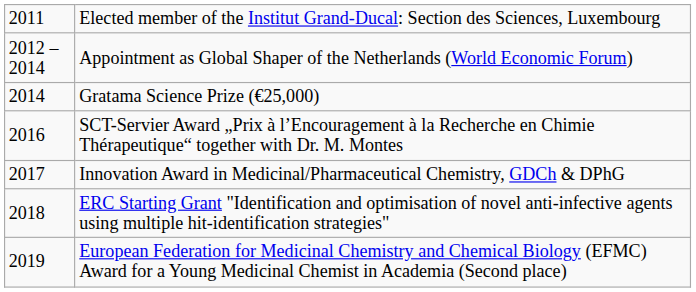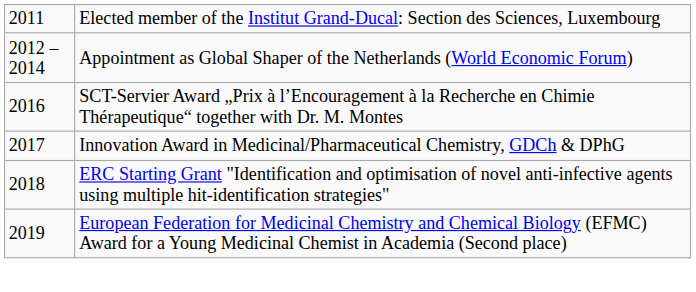- row: (199, 96)
